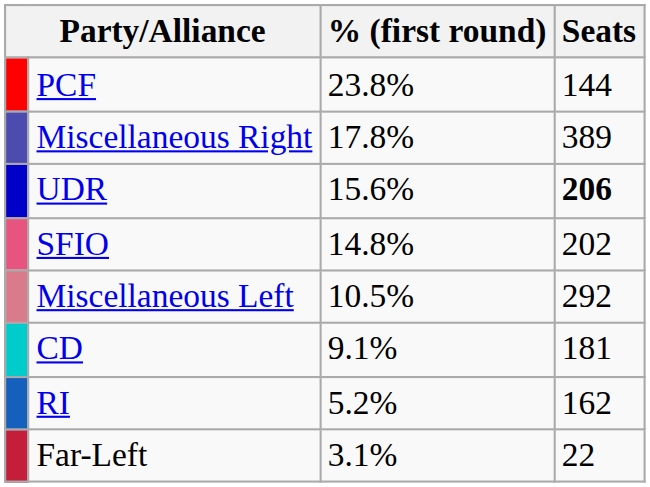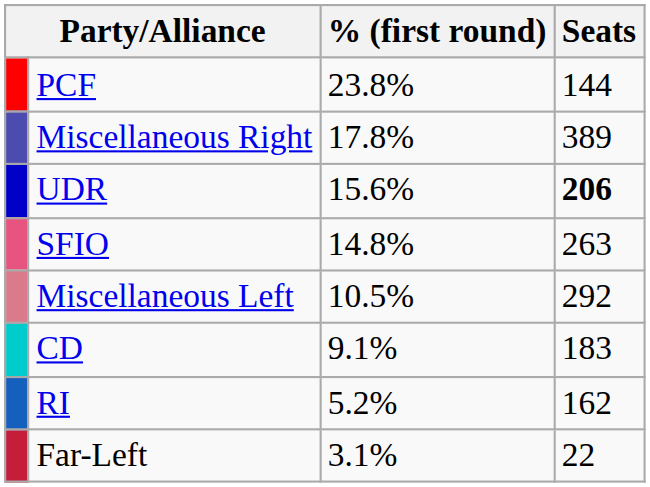(587, 243) 202 -> (587, 243) 263
(587, 349) 181 -> (587, 349) 183
